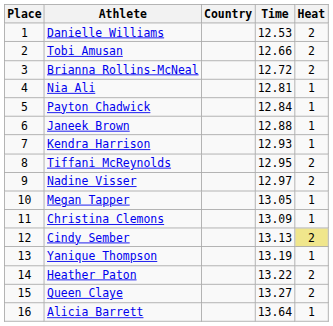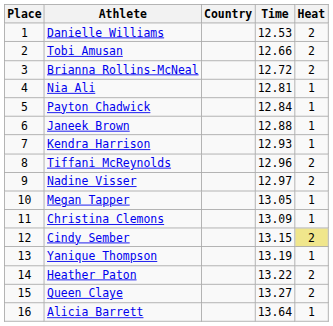(275, 163) 12.95 -> (275, 163) 12.96
(275, 238) 13.13 -> (275, 238) 13.15
